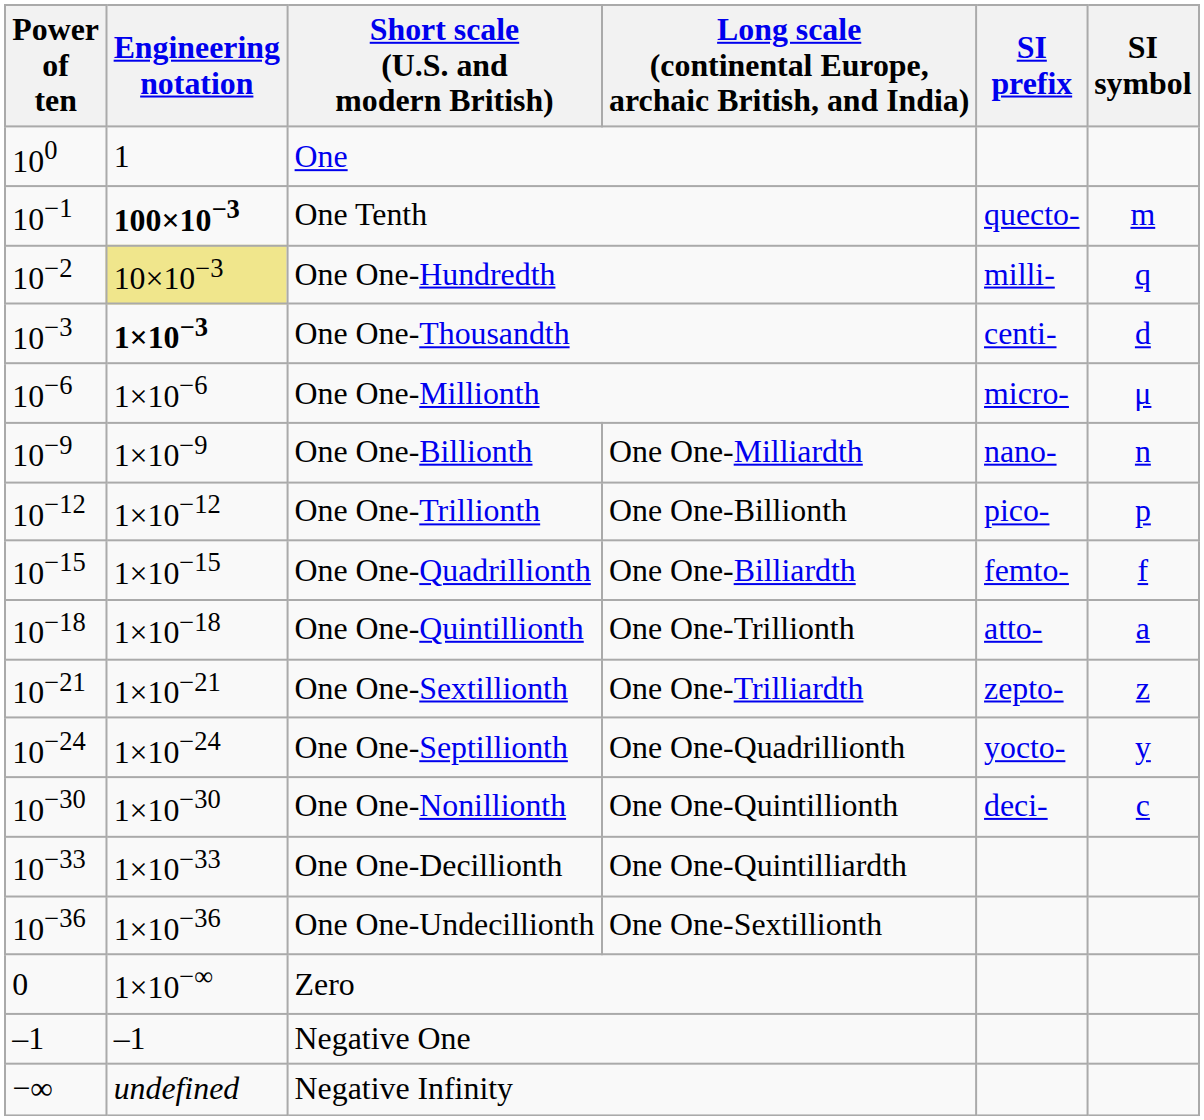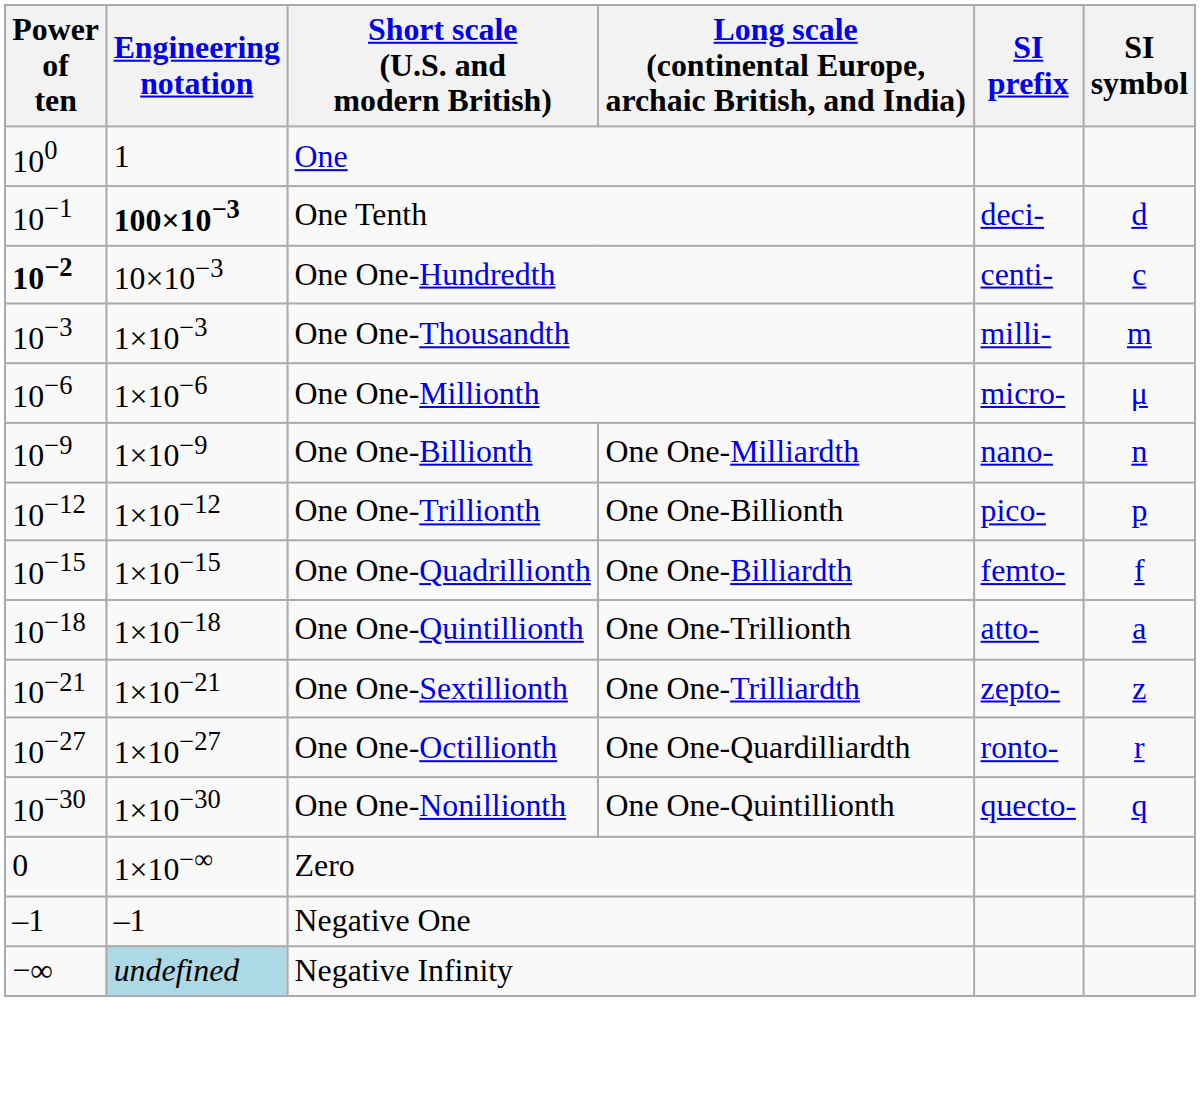(1032, 215) quecto- -> (1012, 215) deci-
(1143, 215) m -> (1139, 215) d
(42, 274) normal -> (42, 274) bold
(169, 274) khaki background -> (169, 274) no background
(1019, 274) milli- -> (1017, 274) centi-
(1143, 274) q -> (1139, 274) c
(161, 333) bold -> (161, 333) normal
(1020, 333) centi- -> (1016, 333) milli-
(1143, 333) d -> (1139, 333) m
- row: (431, 747)
+ row: (426, 747)
(1016, 806) deci- -> (1028, 806) quecto-
(1143, 806) c -> (1139, 806) q
- row: (429, 865)
- row: (444, 924)
(176, 1089) no background -> (176, 970) lightblue background
